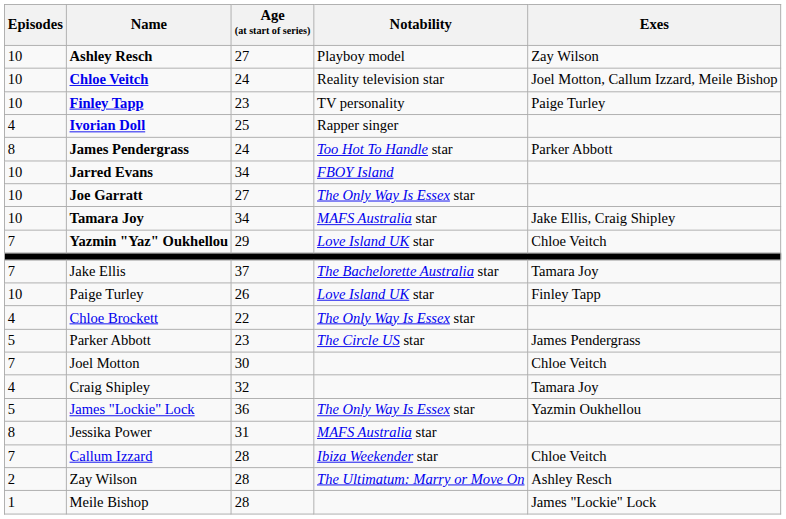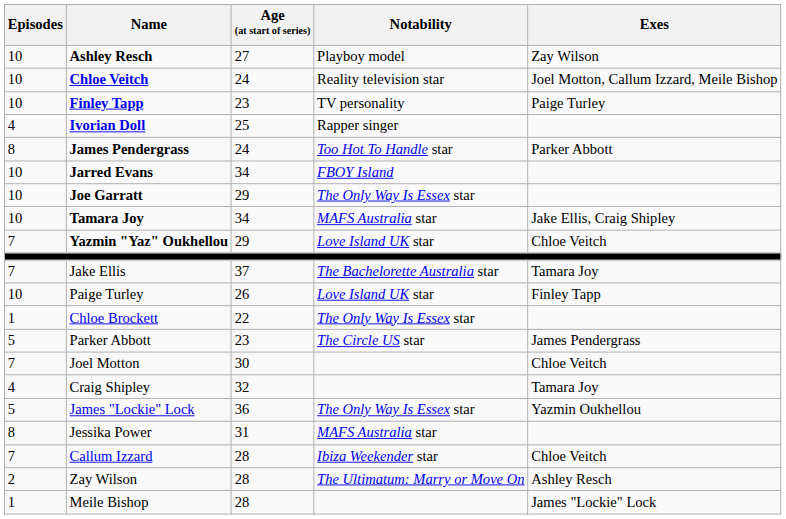(242, 195) 27 -> (242, 195) 29
(11, 317) 4 -> (11, 317) 1
